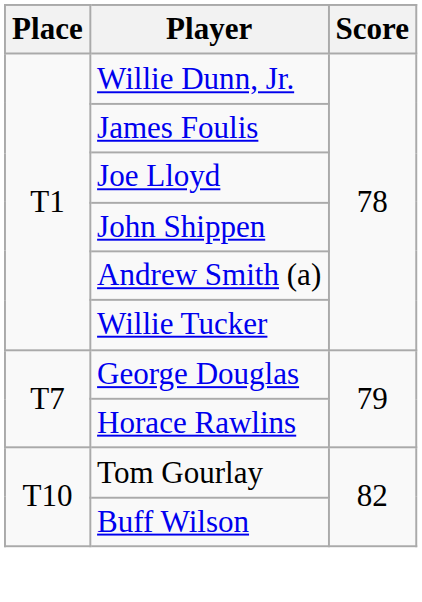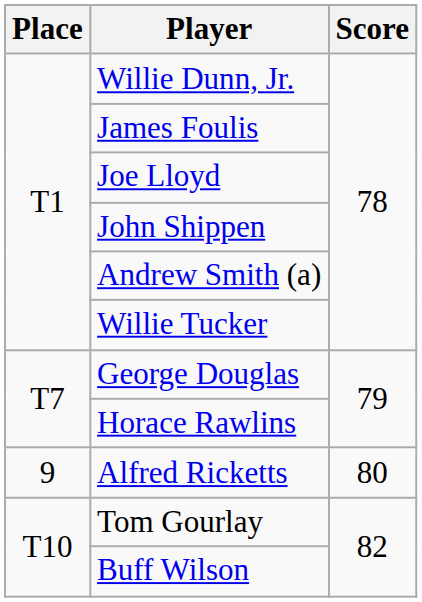+ row: (192, 472)
